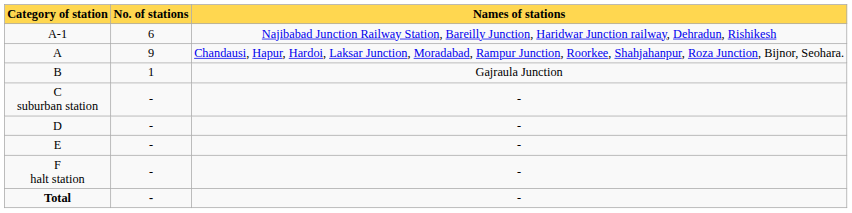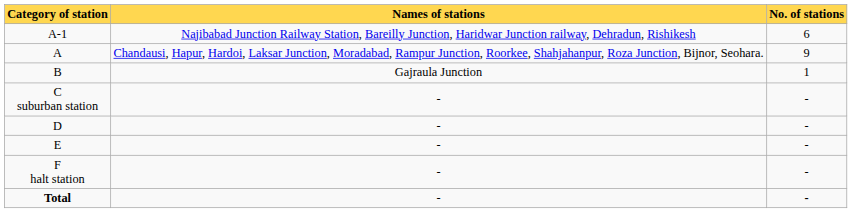columns swapped: (151, 14) <-> (519, 14)
